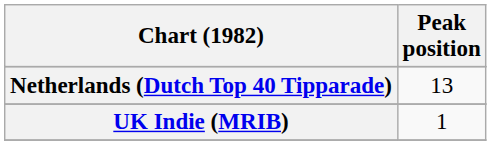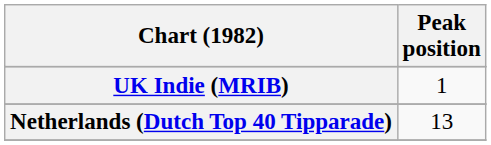rows swapped: (201, 85) <-> (201, 121)
